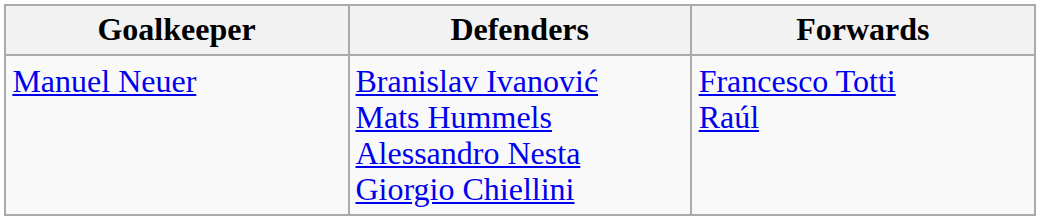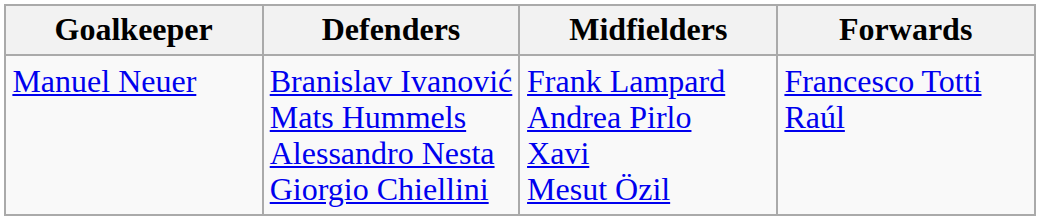+ column: (648, 29)
